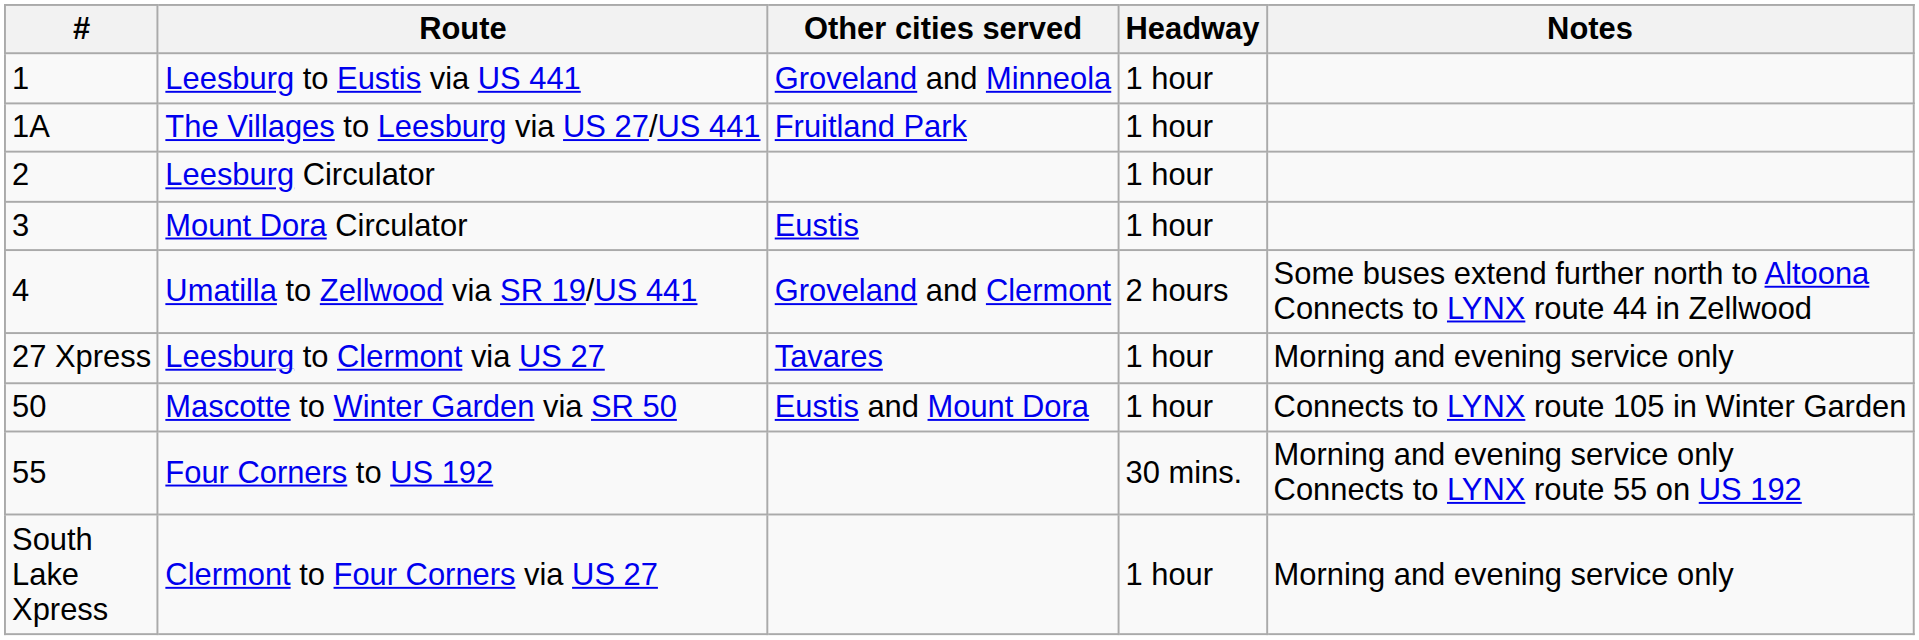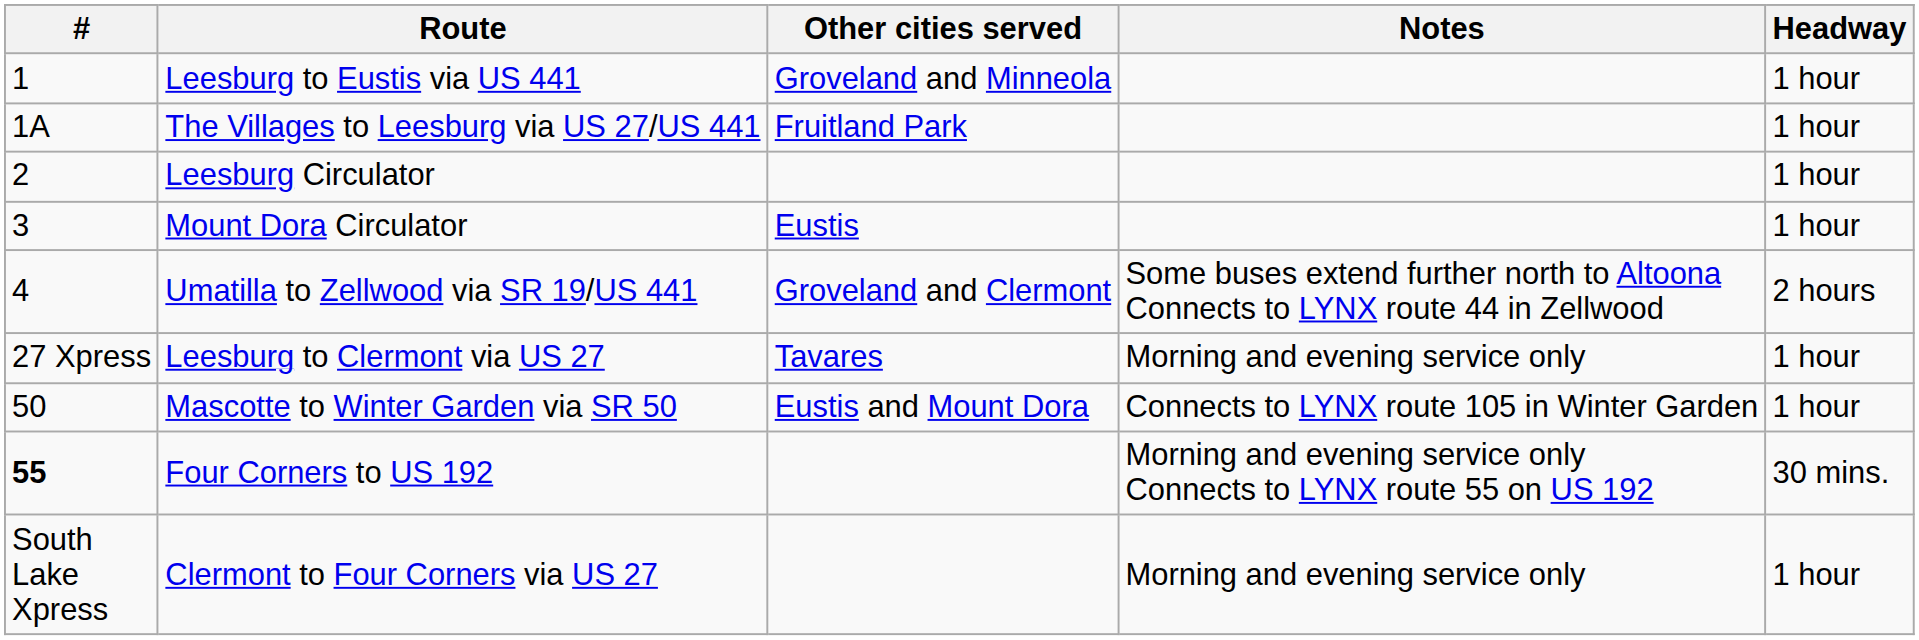columns swapped: (1192, 28) <-> (1590, 28)
(29, 472) normal -> (29, 472) bold
